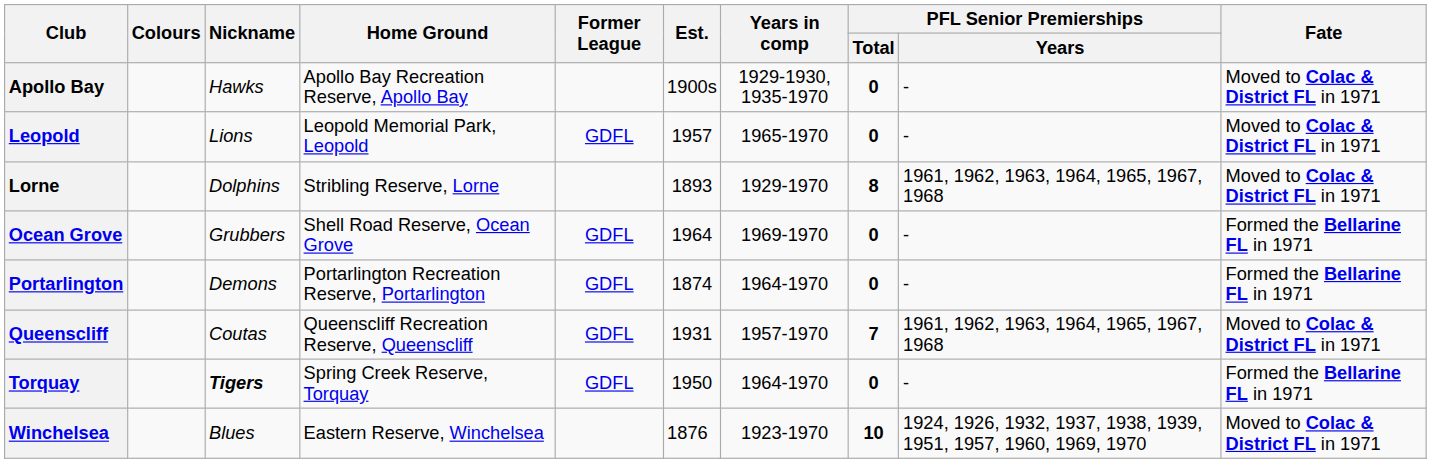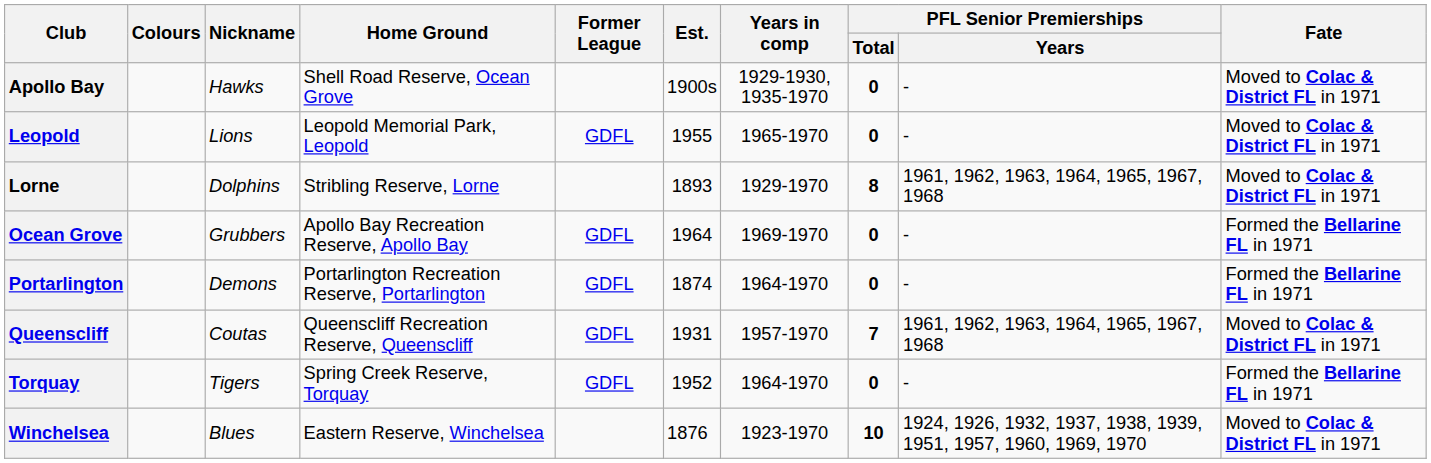(394, 87) Apollo Bay Recreation Reserve, Apollo Bay -> (417, 87) Shell Road Reserve, Ocean Grove
(692, 136) 1957 -> (692, 136) 1955
(417, 235) Shell Road Reserve, Ocean Grove -> (394, 235) Apollo Bay Recreation Reserve, Apollo Bay
(236, 383) bold -> (234, 383) normal
(692, 383) 1950 -> (692, 383) 1952
